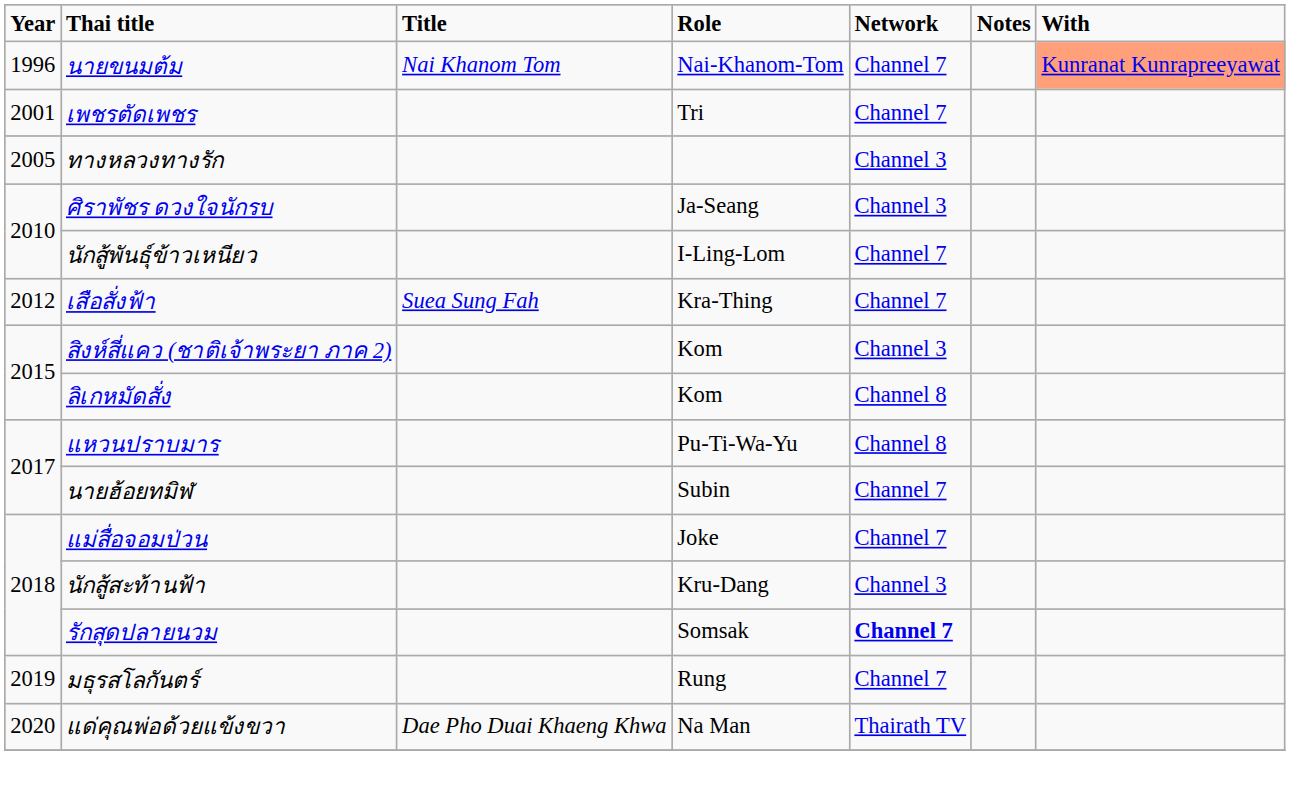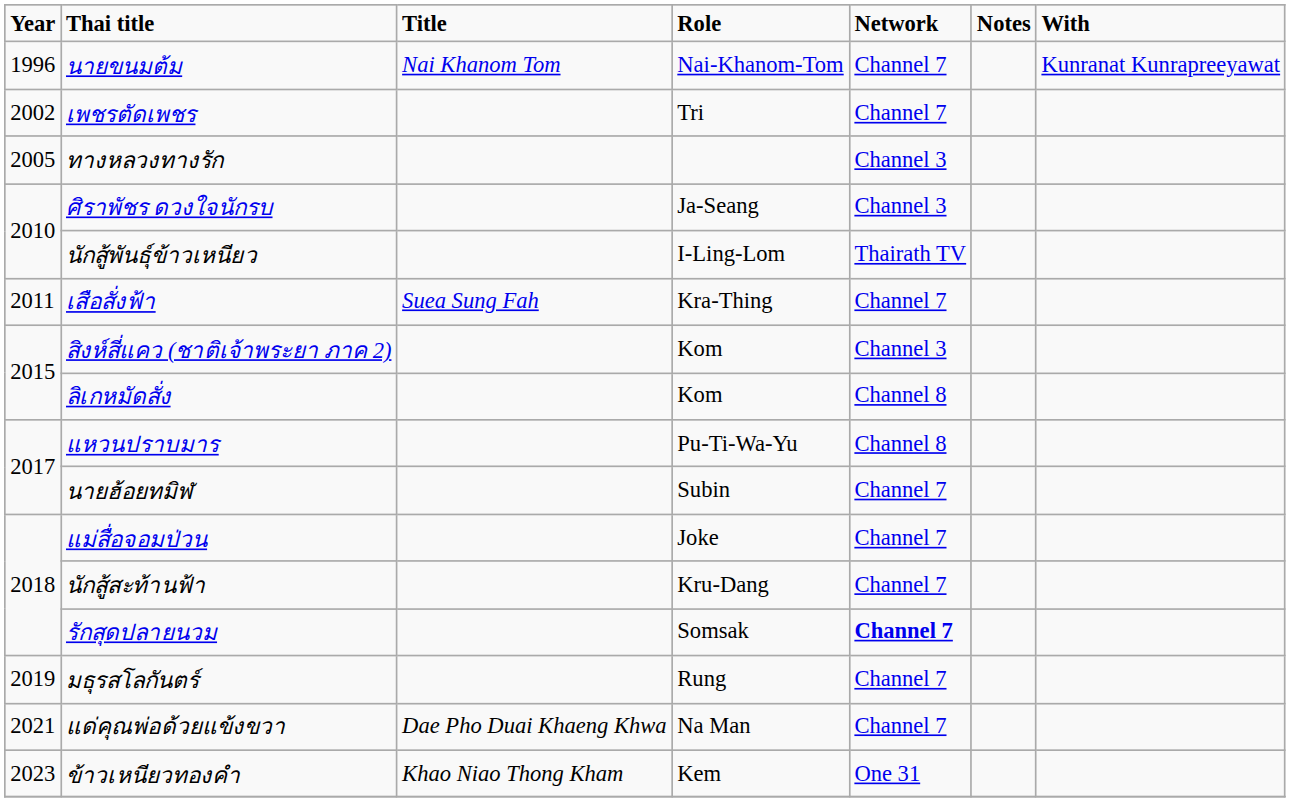(1161, 64) lightsalmon background -> (1161, 64) no background
(33, 112) 2001 -> (33, 112) 2002
(900, 253) Channel 7 -> (910, 253) Thairath TV
(33, 300) 2012 -> (32, 300) 2011
(900, 584) Channel 3 -> (900, 584) Channel 7
(33, 725) 2020 -> (33, 725) 2021
(910, 725) Thairath TV -> (900, 725) Channel 7
+ row: (153, 774)
